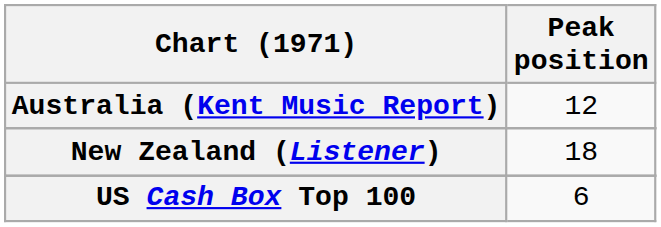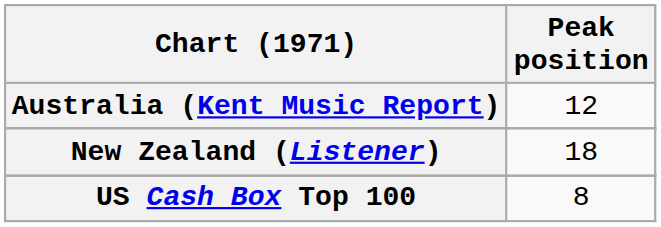(581, 198) 6 -> (581, 198) 8
